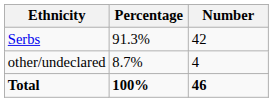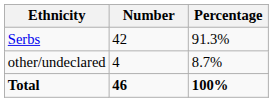columns swapped: (228, 16) <-> (149, 16)
